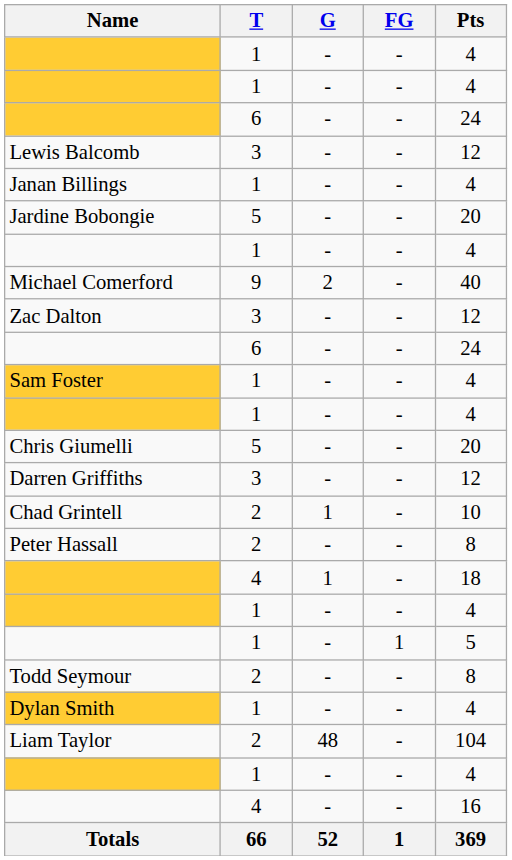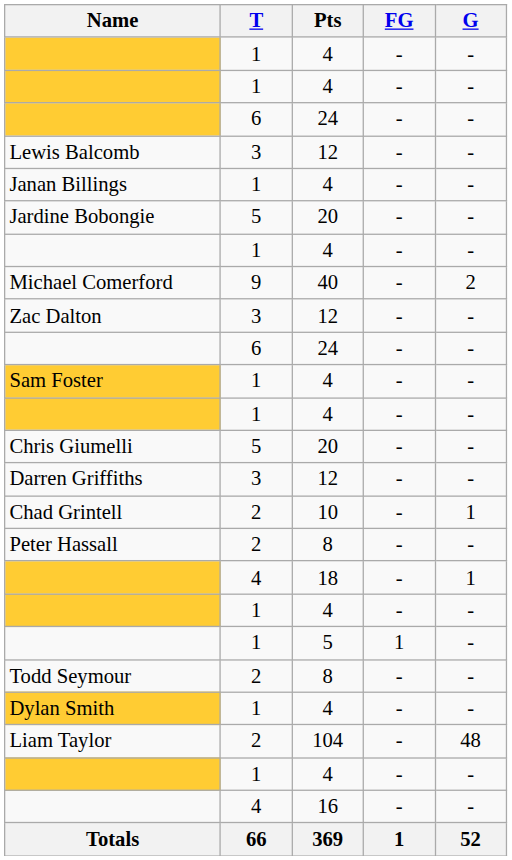columns swapped: (328, 20) <-> (471, 20)
